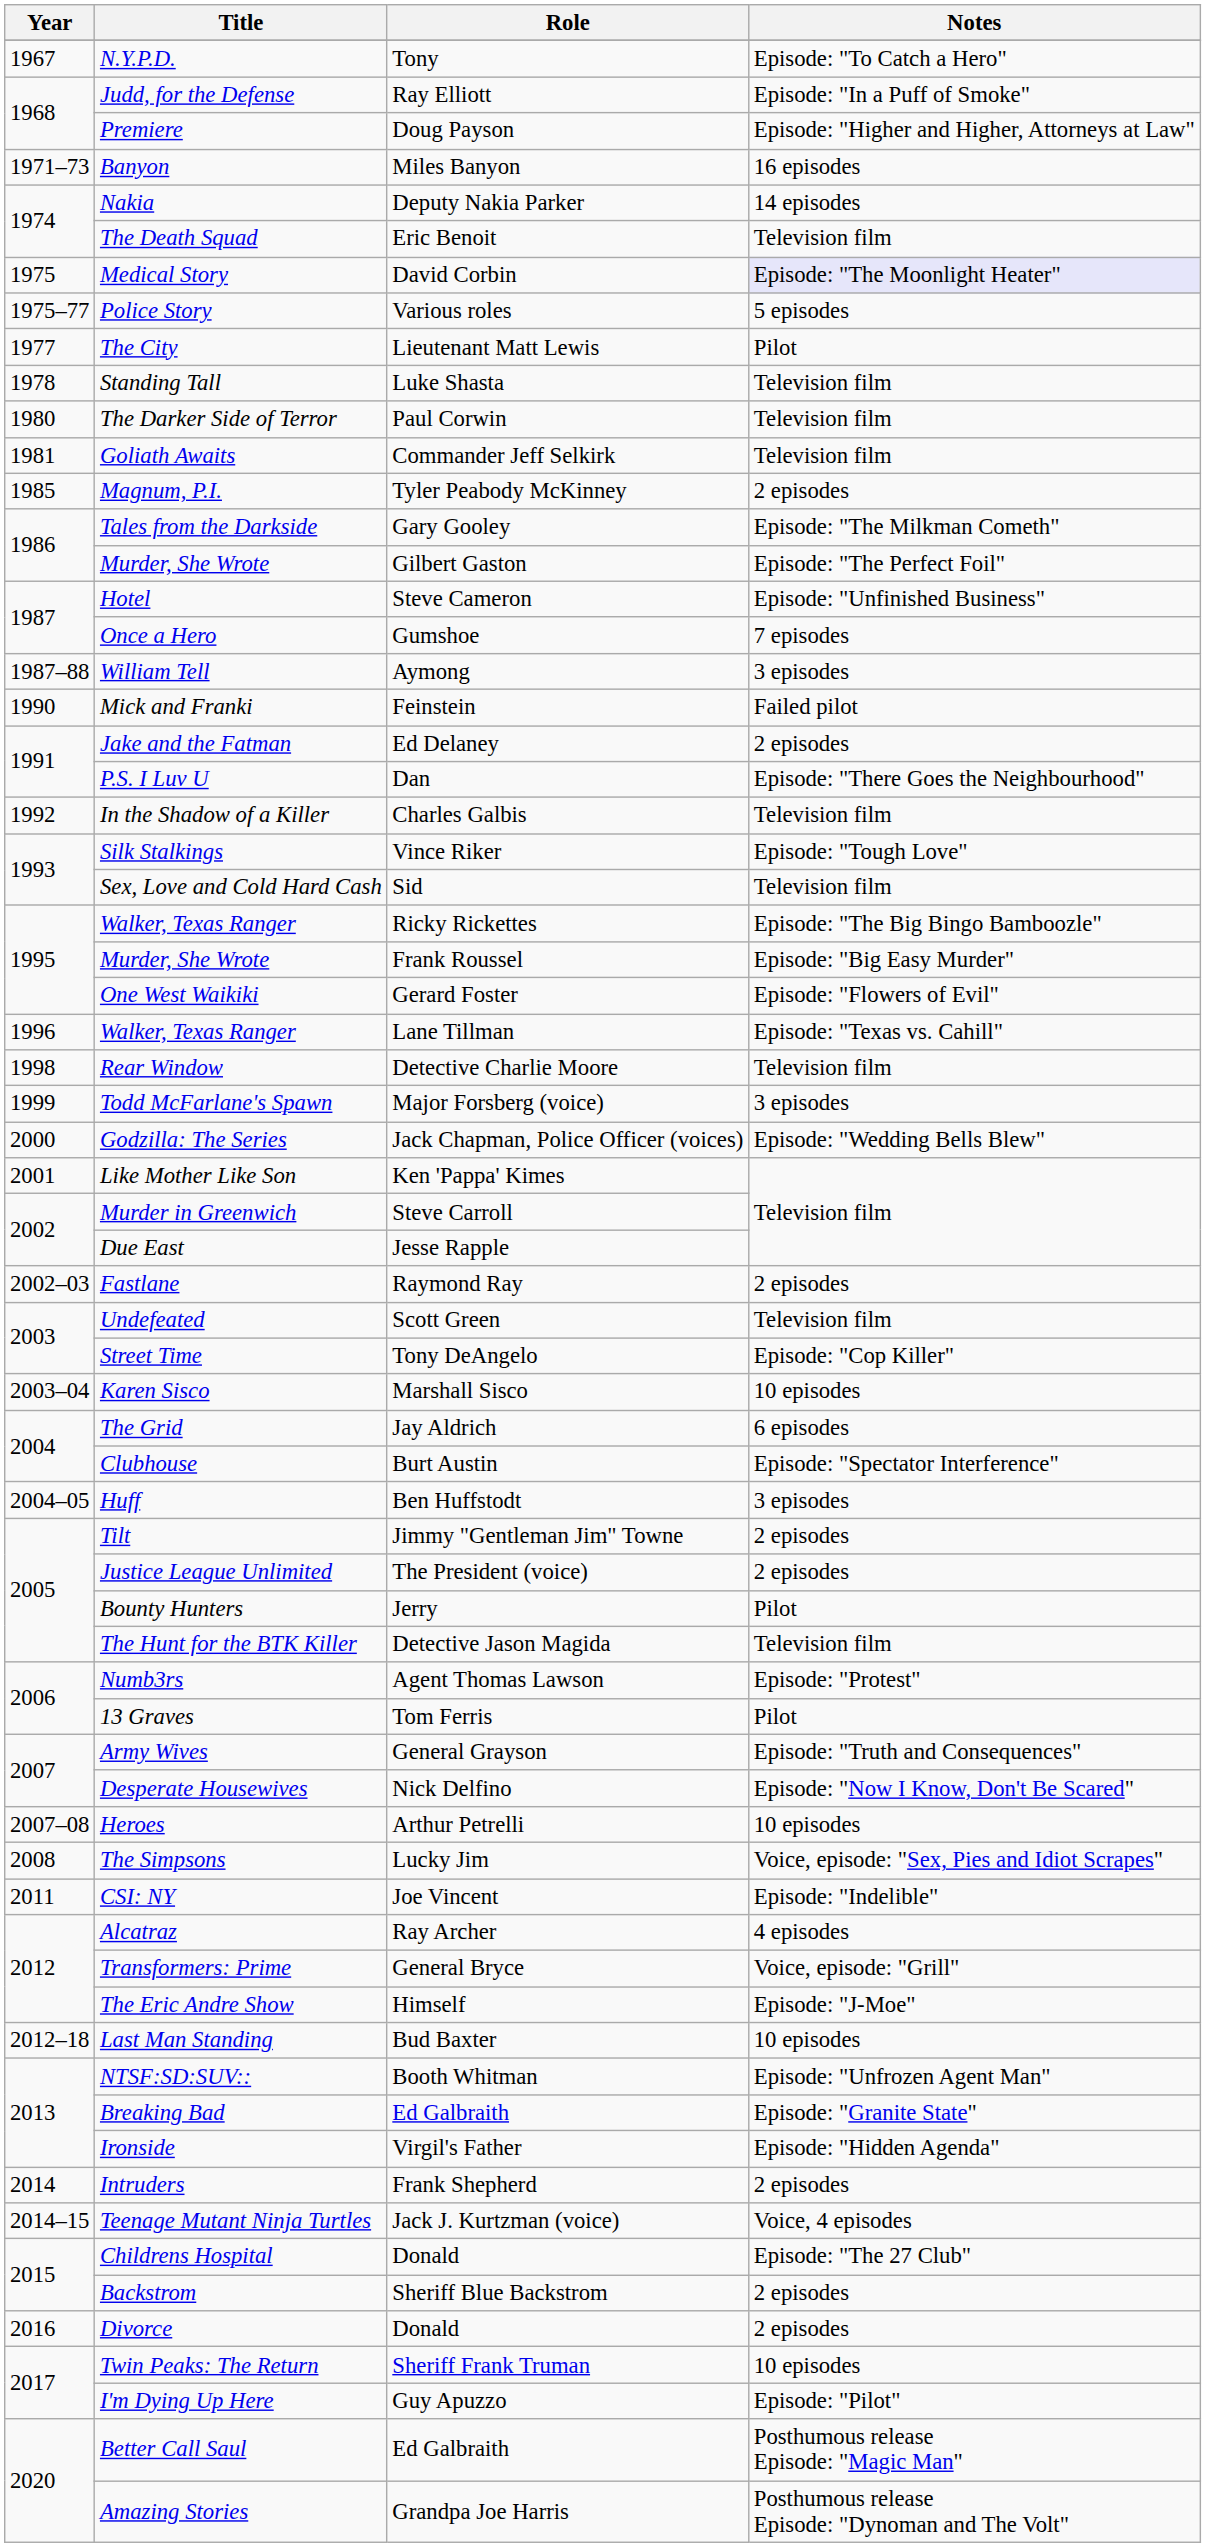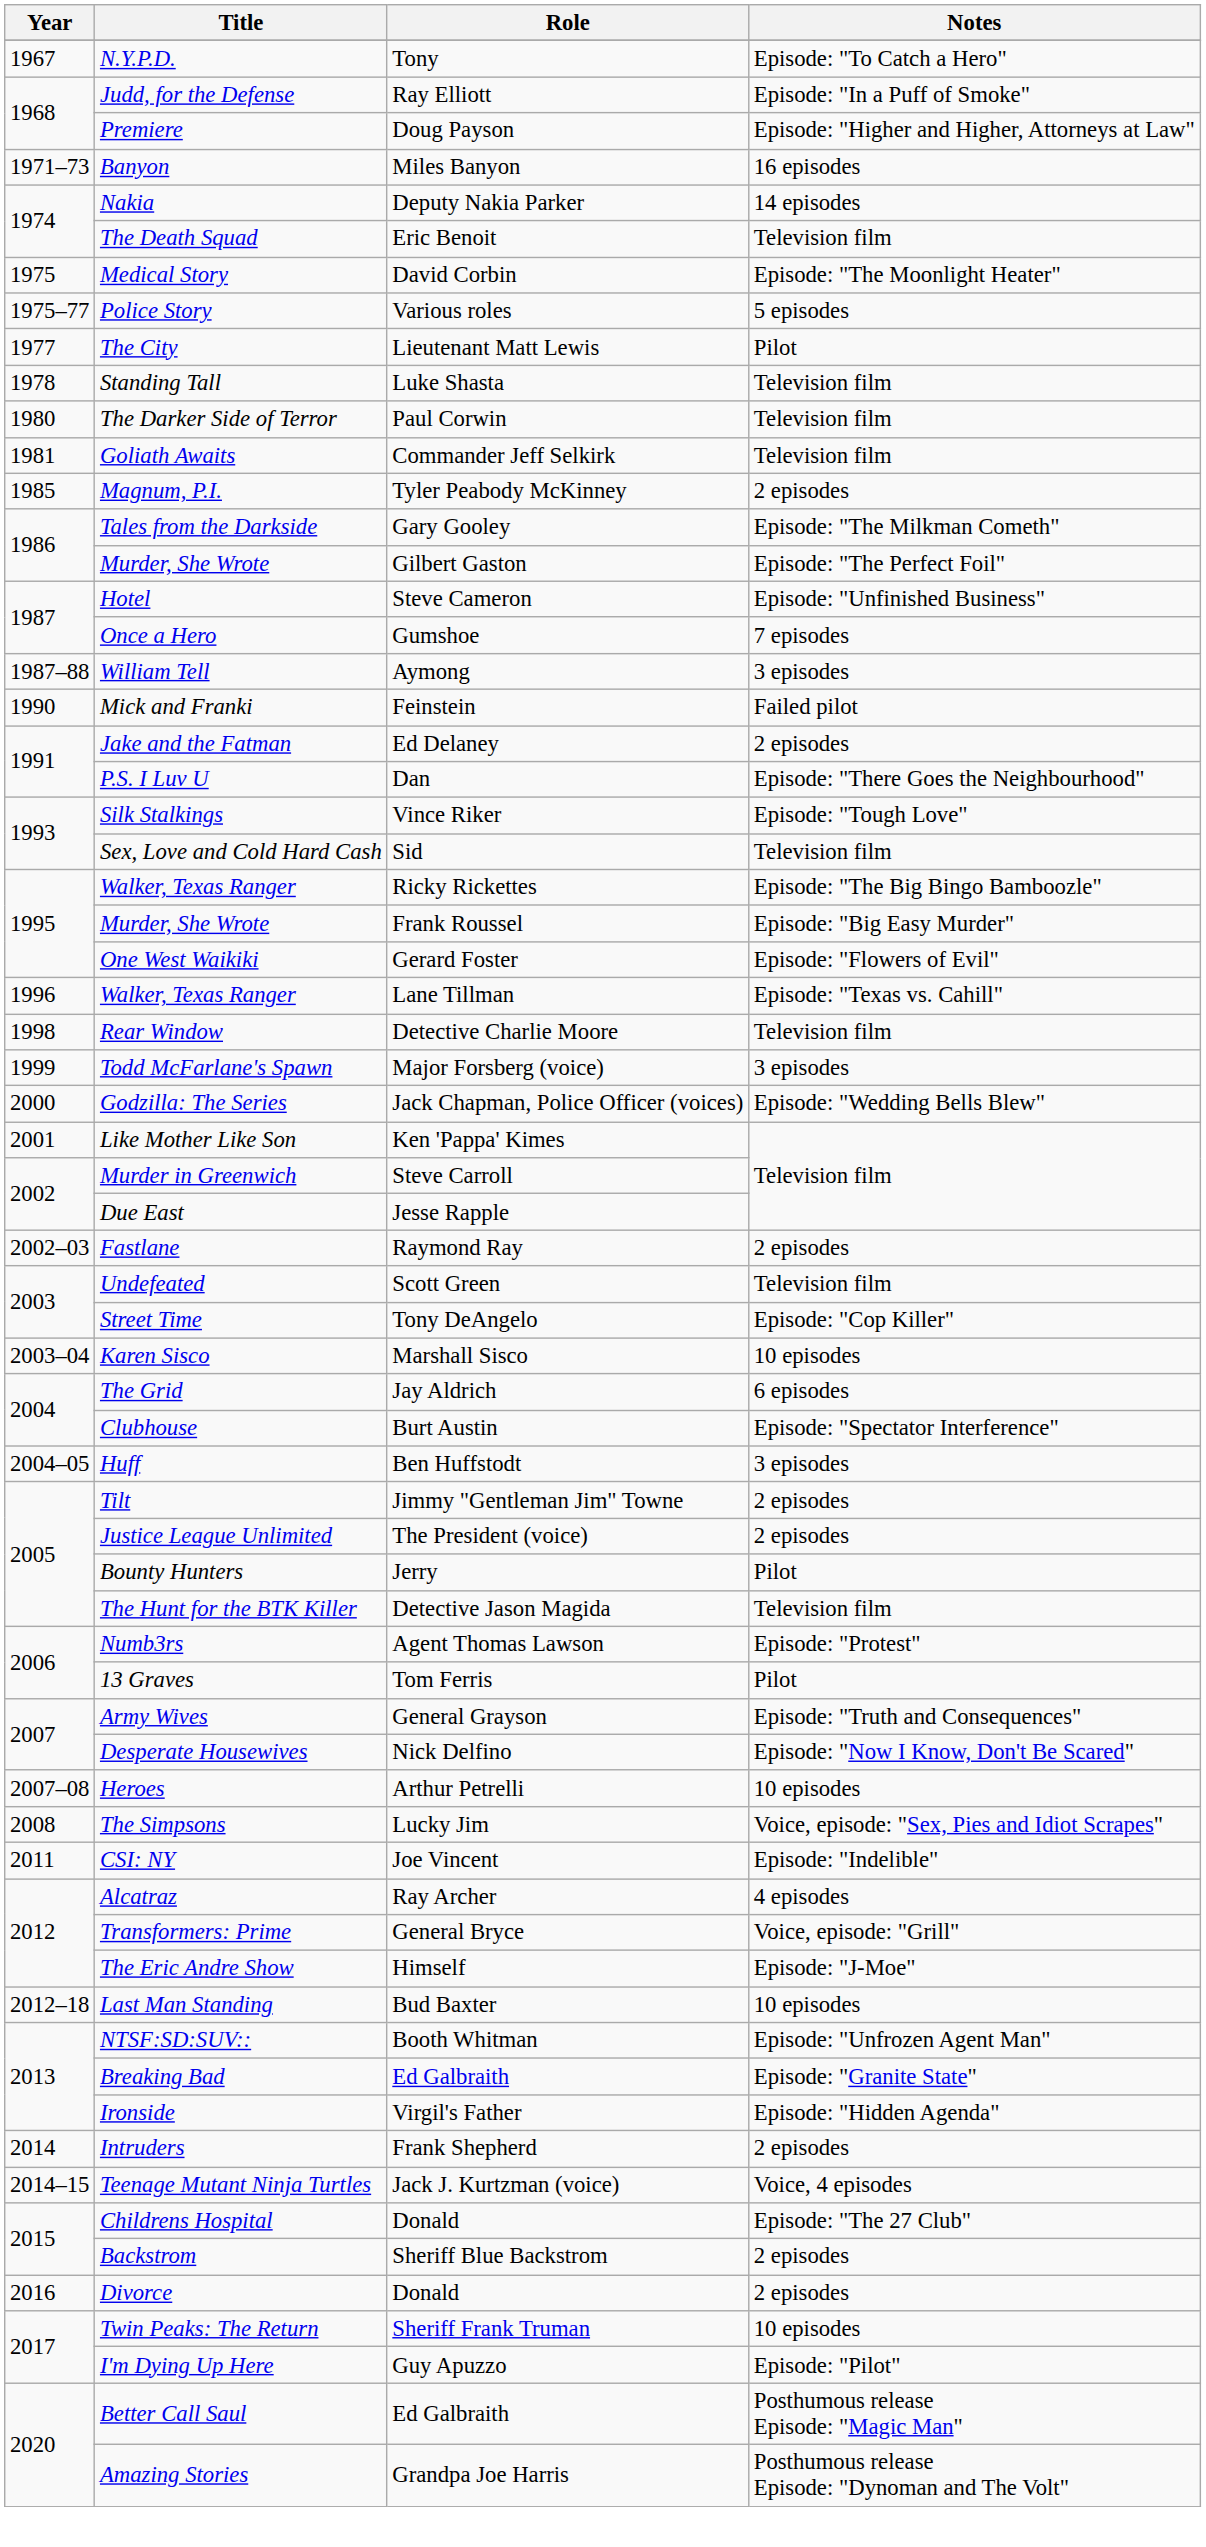(907, 274) lavender background -> (907, 274) no background
- row: (214, 815)
